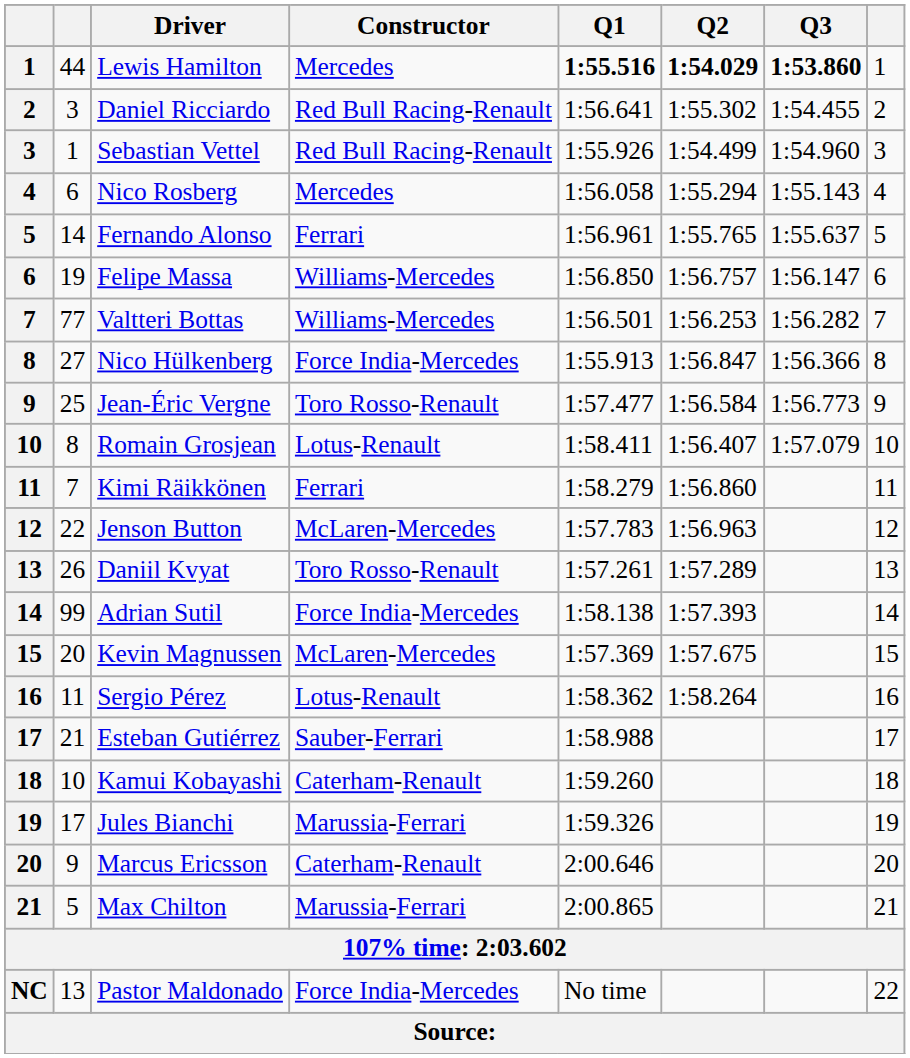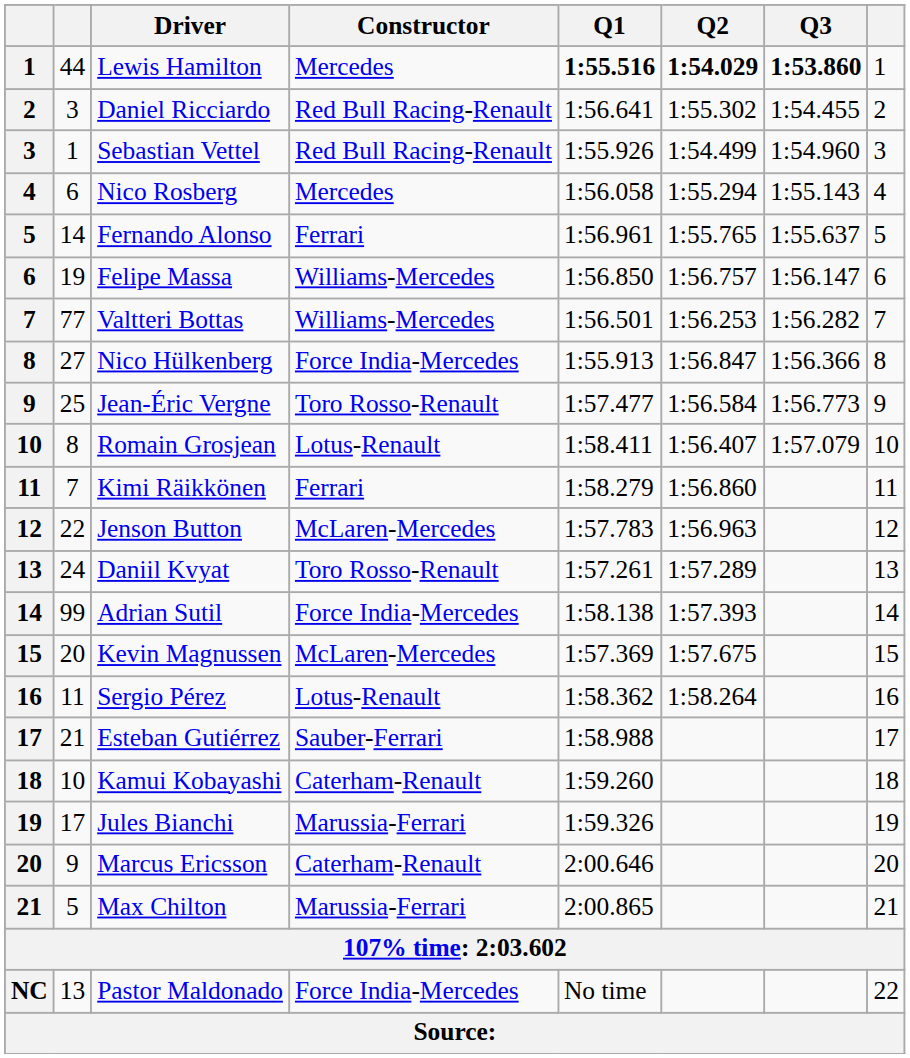(72, 570) 26 -> (72, 570) 24
